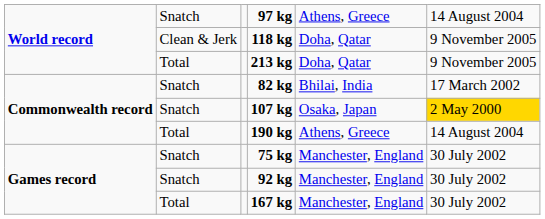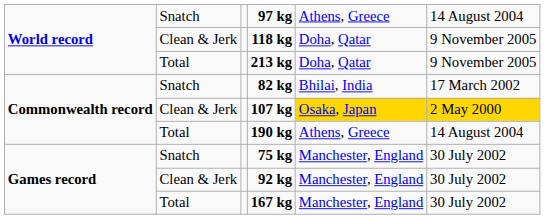(180, 109) Snatch -> (198, 109) Clean & Jerk
(338, 109) no background -> (338, 109) gold background
(180, 179) Snatch -> (198, 179) Clean & Jerk
